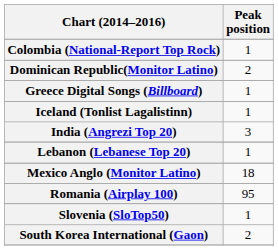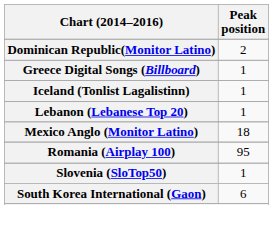- row: (114, 49)
- row: (114, 132)
(248, 234) 2 -> (243, 193) 6
